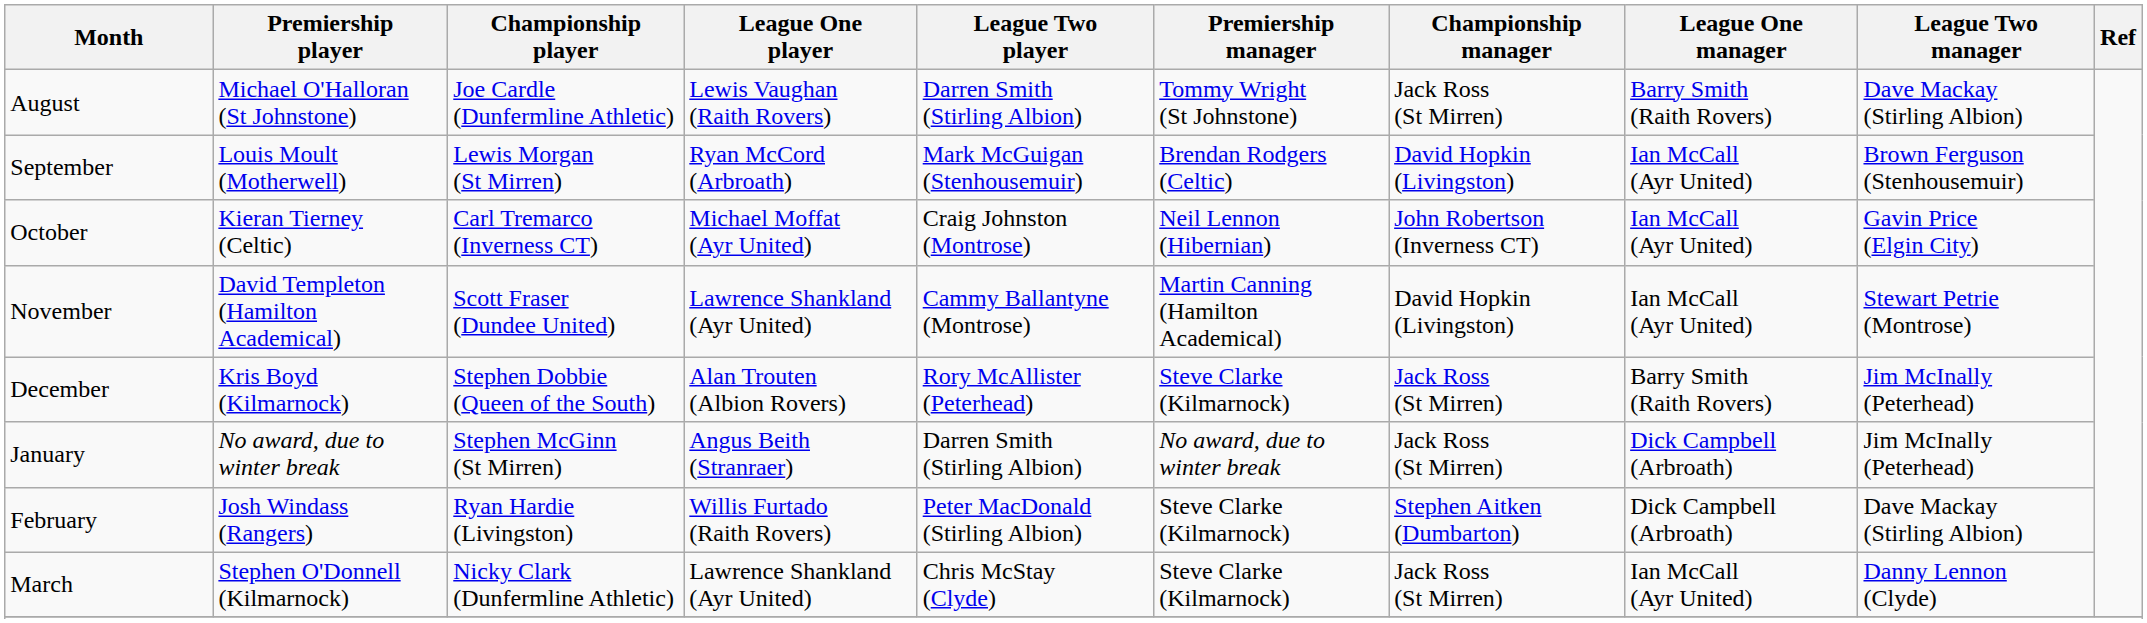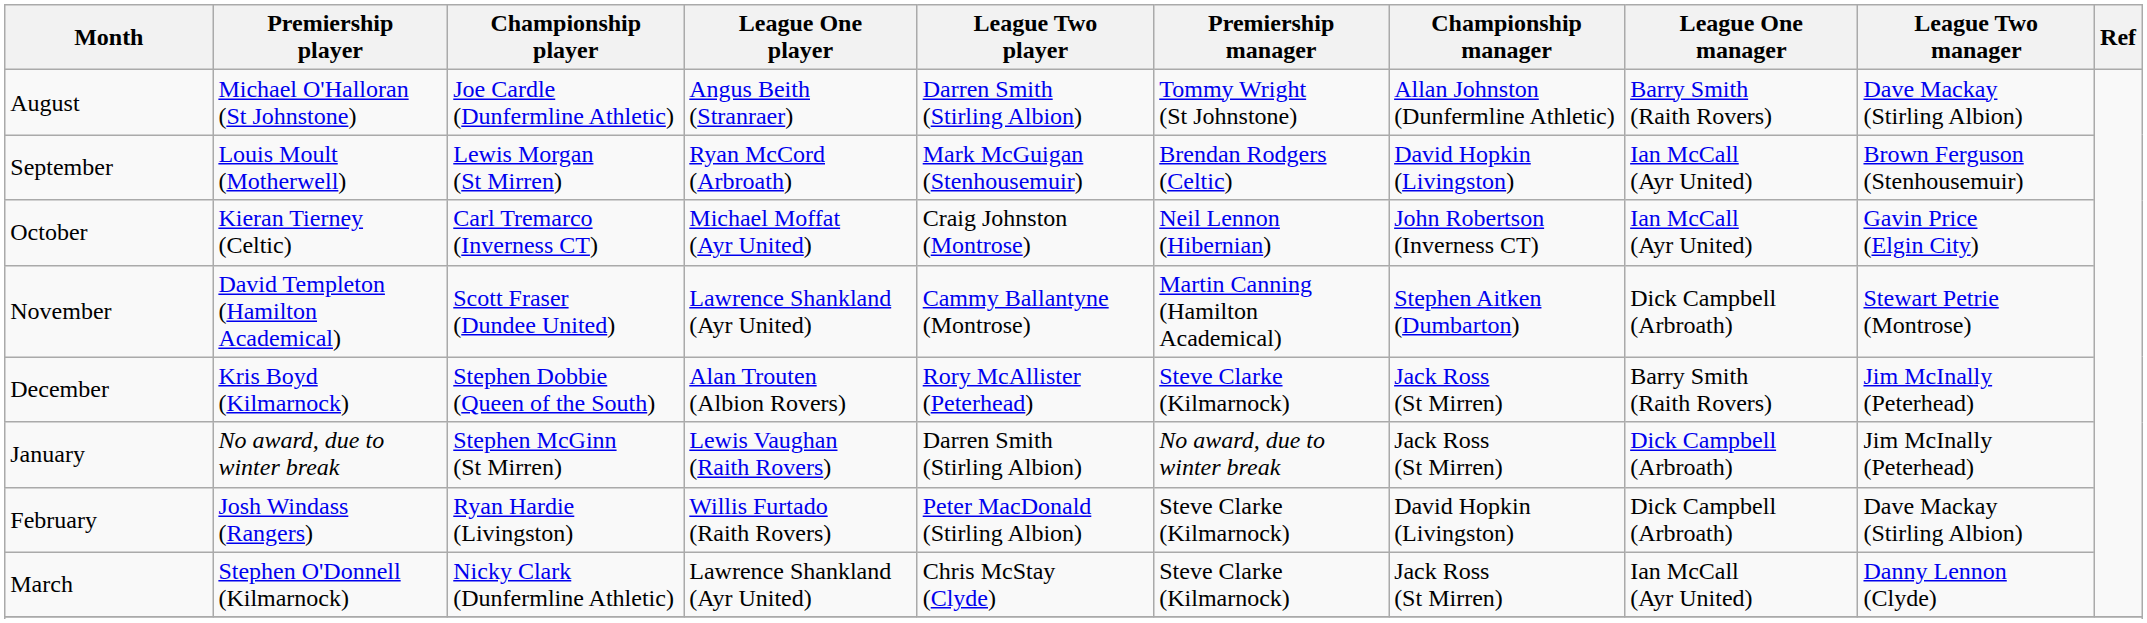(763, 102) Lewis Vaughan (Raith Rovers) -> (750, 102) Angus Beith (Stranraer)
(1448, 102) Jack Ross (St Mirren) -> (1504, 102) Allan Johnston (Dunfermline Athletic)
(1462, 310) David Hopkin (Livingston) -> (1468, 310) Stephen Aitken (Dumbarton)
(1691, 310) Ian McCall (Ayr United) -> (1703, 310) Dick Campbell (Arbroath)
(750, 454) Angus Beith (Stranraer) -> (763, 454) Lewis Vaughan (Raith Rovers)
(1468, 519) Stephen Aitken (Dumbarton) -> (1462, 519) David Hopkin (Livingston)
